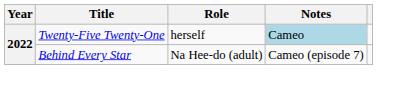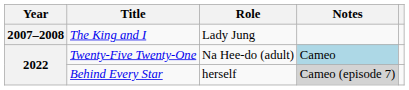+ row: (108, 34)
(188, 34) herself -> (248, 54) Na Hee-do (adult)
(216, 54) Na Hee-do (adult) -> (219, 74) herself
(316, 54) no background -> (348, 74) lightgrey background
